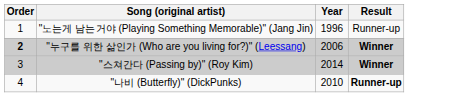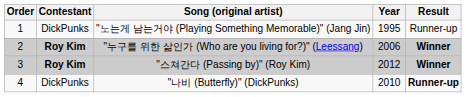+ column: (65, 12)
(332, 29) 1996 -> (389, 29) 1995
(20, 47) bold -> (20, 47) normal
(332, 65) 2014 -> (389, 65) 2012
